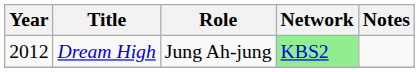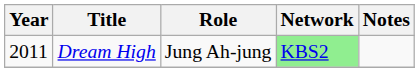(29, 51) 2012 -> (28, 51) 2011
